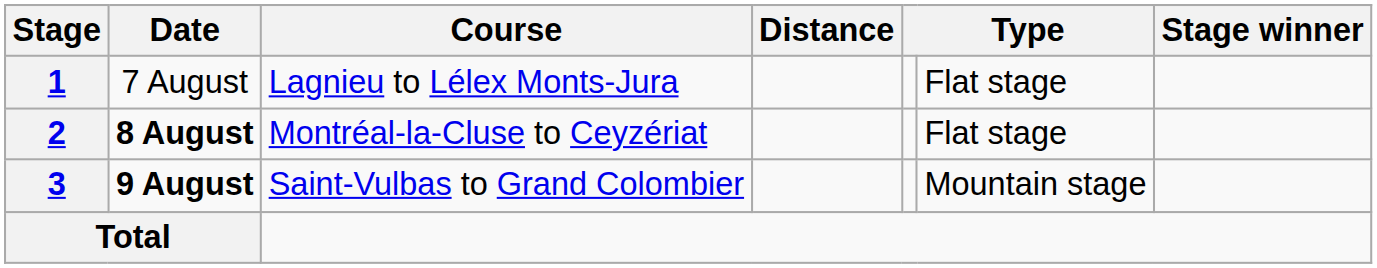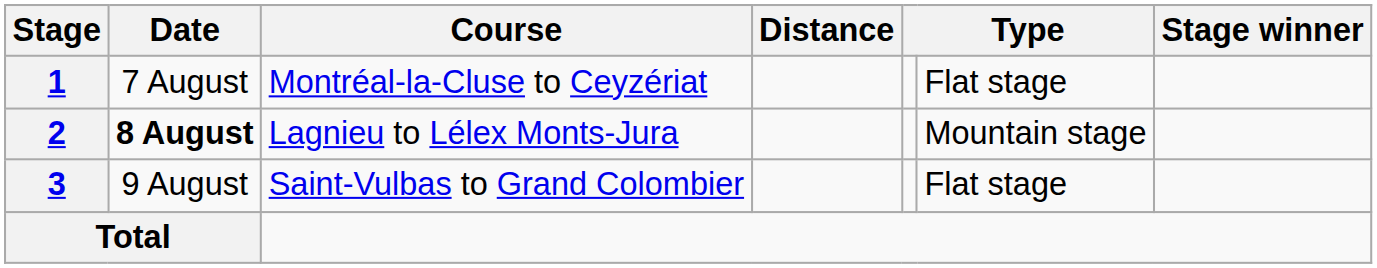(474, 81) Lagnieu to Lélex Monts-Jura -> (488, 81) Montréal-la-Cluse to Ceyzériat
(488, 133) Montréal-la-Cluse to Ceyzériat -> (474, 133) Lagnieu to Lélex Monts-Jura
(996, 133) Flat stage -> (1035, 133) Mountain stage
(185, 184) bold -> (185, 184) normal
(1035, 184) Mountain stage -> (996, 184) Flat stage
